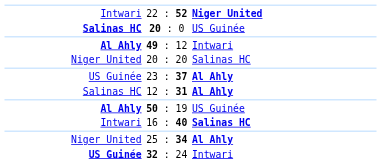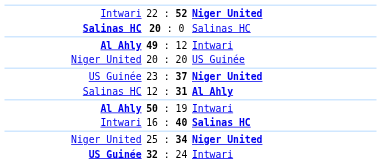(218, 28) US Guinée -> (221, 28) Salinas HC
(221, 60) Salinas HC -> (218, 60) US Guinée
(213, 77) Al Ahly -> (227, 77) Niger United
(218, 108) US Guinée -> (213, 108) Intwari
(213, 140) Al Ahly -> (227, 140) Niger United
